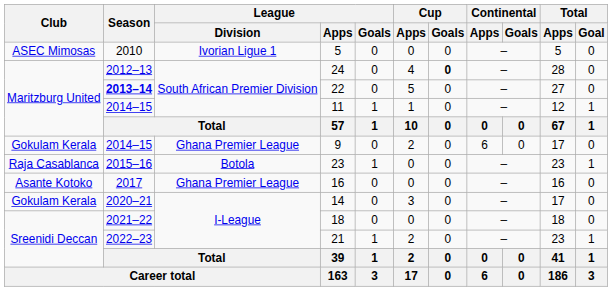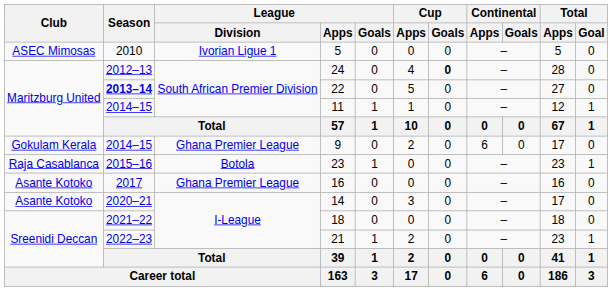(54, 201) Gokulam Kerala -> (54, 201) Asante Kotoko
